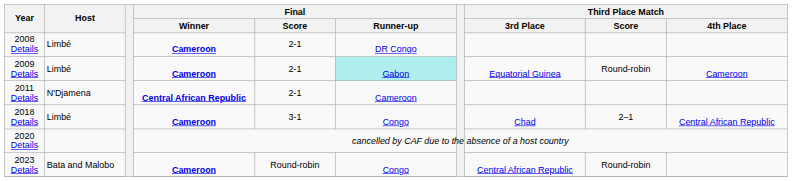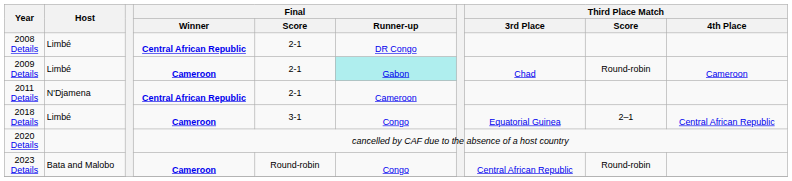(194, 50) Cameroon -> (194, 50) Central African Republic
(525, 74) Equatorial Guinea -> (525, 74) Chad
(525, 122) Chad -> (525, 122) Equatorial Guinea
